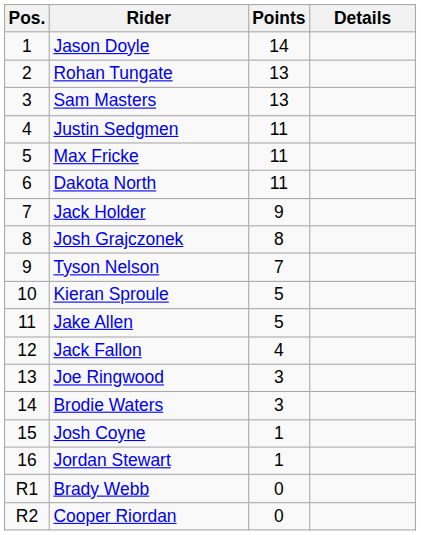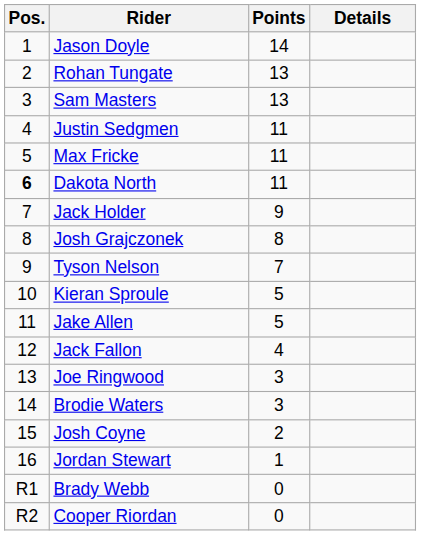(27, 184) normal -> (27, 184) bold
(279, 433) 1 -> (279, 433) 2
